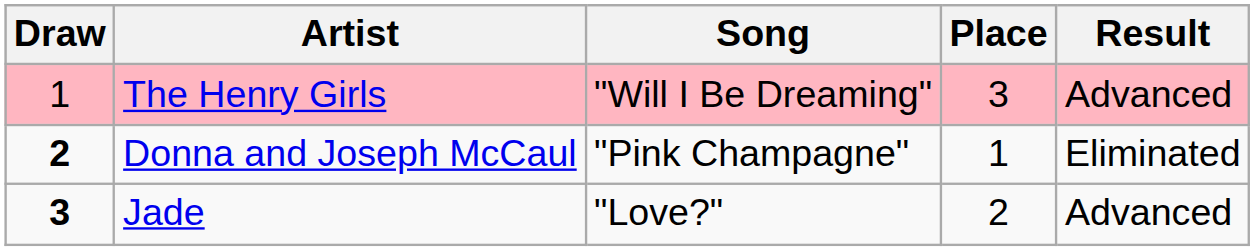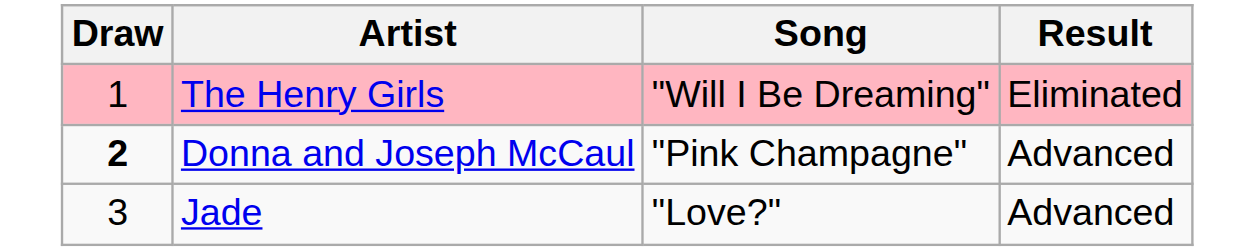- column: (999, 34)
(1149, 93) Advanced -> (1095, 93) Eliminated
(1153, 153) Eliminated -> (1091, 153) Advanced
(60, 213) bold -> (118, 213) normal
